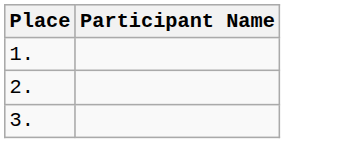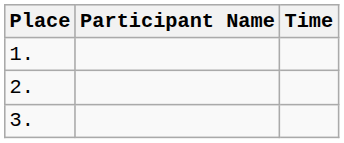+ column: (309, 21)
